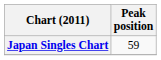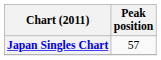(133, 45) 59 -> (133, 45) 57
